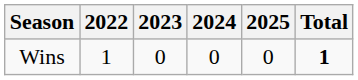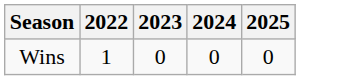- column: (324, 21)
